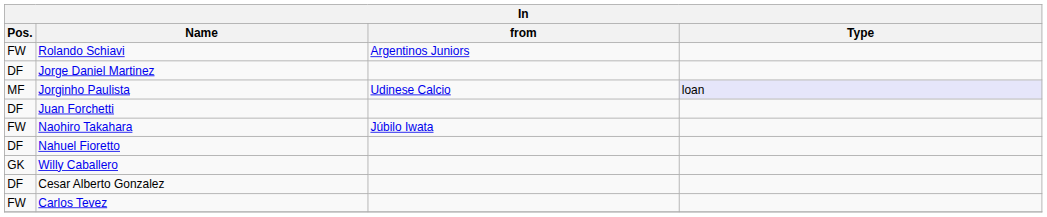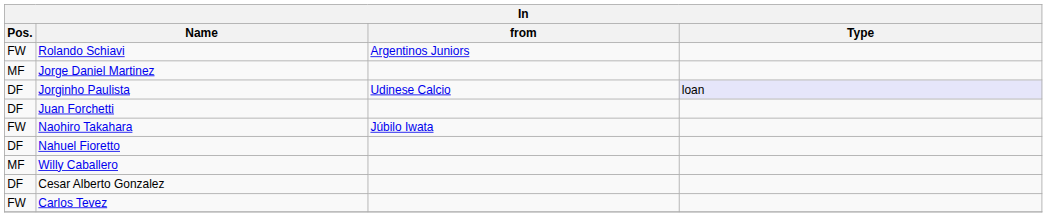(15, 71) DF -> (16, 71) MF
(16, 90) MF -> (15, 90) DF
(16, 165) GK -> (16, 165) MF
